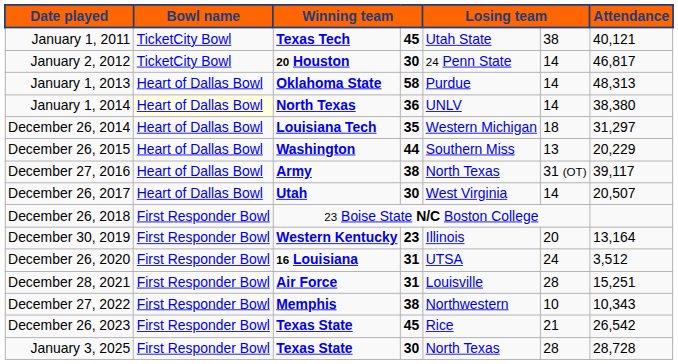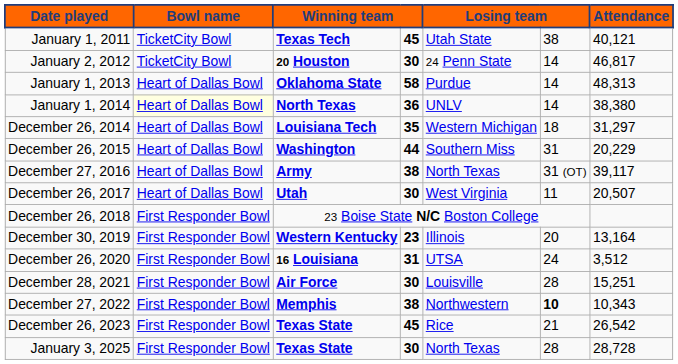(551, 149) 13 -> (551, 149) 31
(551, 193) 14 -> (551, 193) 11
(412, 282) 31 -> (412, 282) 30
(551, 304) normal -> (551, 304) bold
